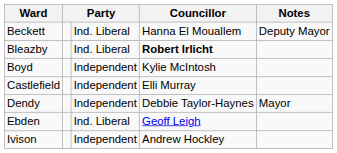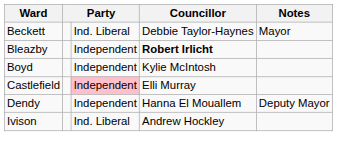(192, 31) Hanna El Mouallem -> (198, 31) Debbie Taylor-Haynes
(294, 31) Deputy Mayor -> (275, 31) Mayor
(102, 49) Ind. Liberal -> (105, 49) Independent
(105, 85) no background -> (105, 85) pink background
(198, 103) Debbie Taylor-Haynes -> (192, 103) Hanna El Mouallem
(275, 103) Mayor -> (294, 103) Deputy Mayor
- row: (23, 121)
(105, 139) Independent -> (102, 121) Ind. Liberal
